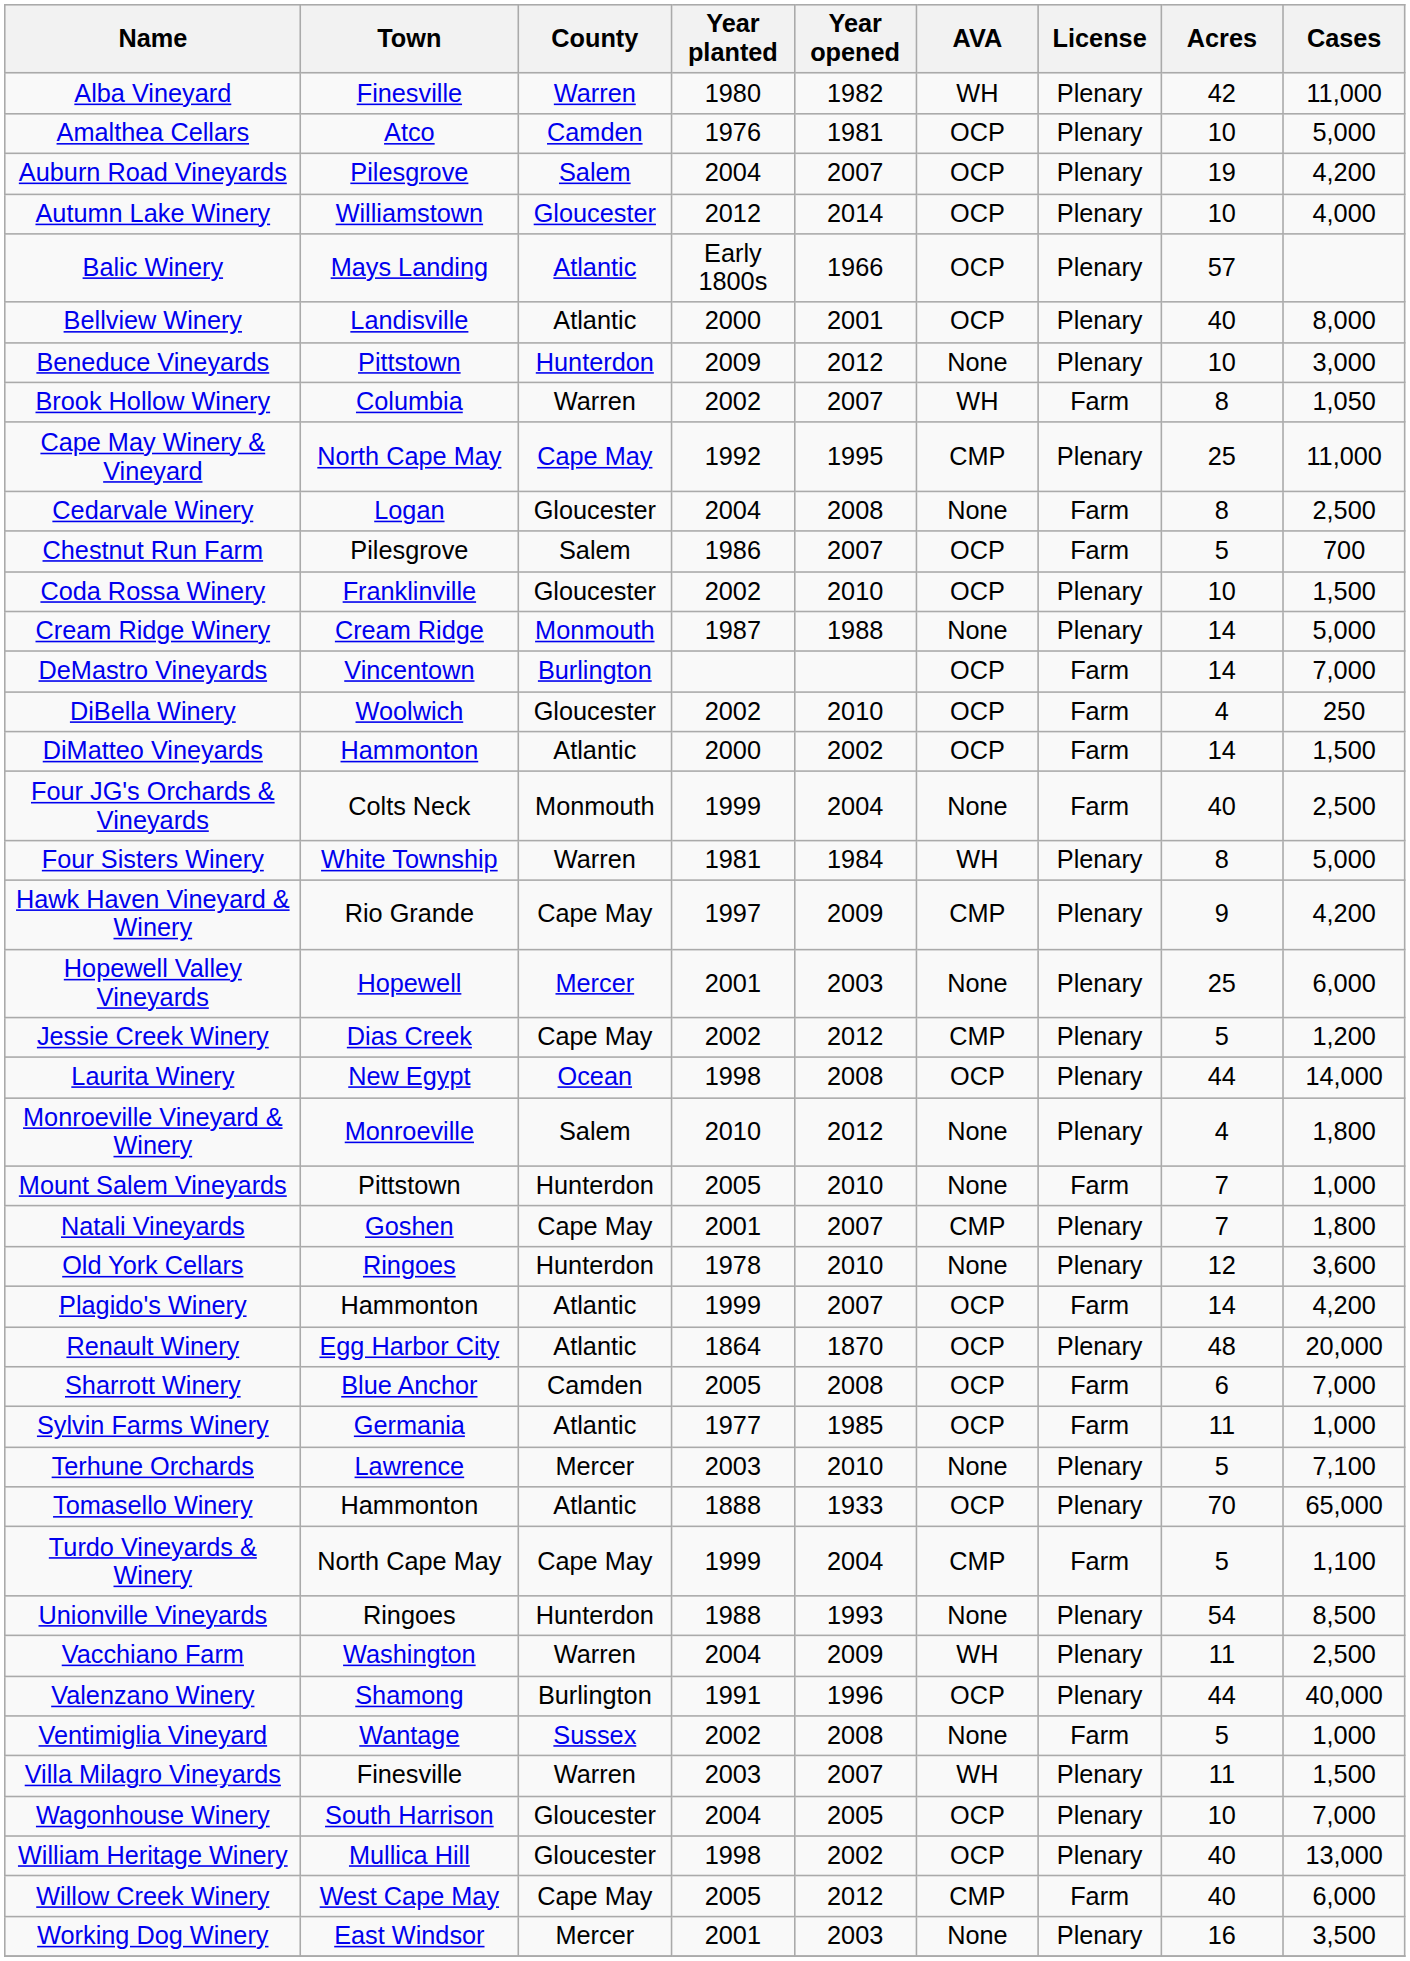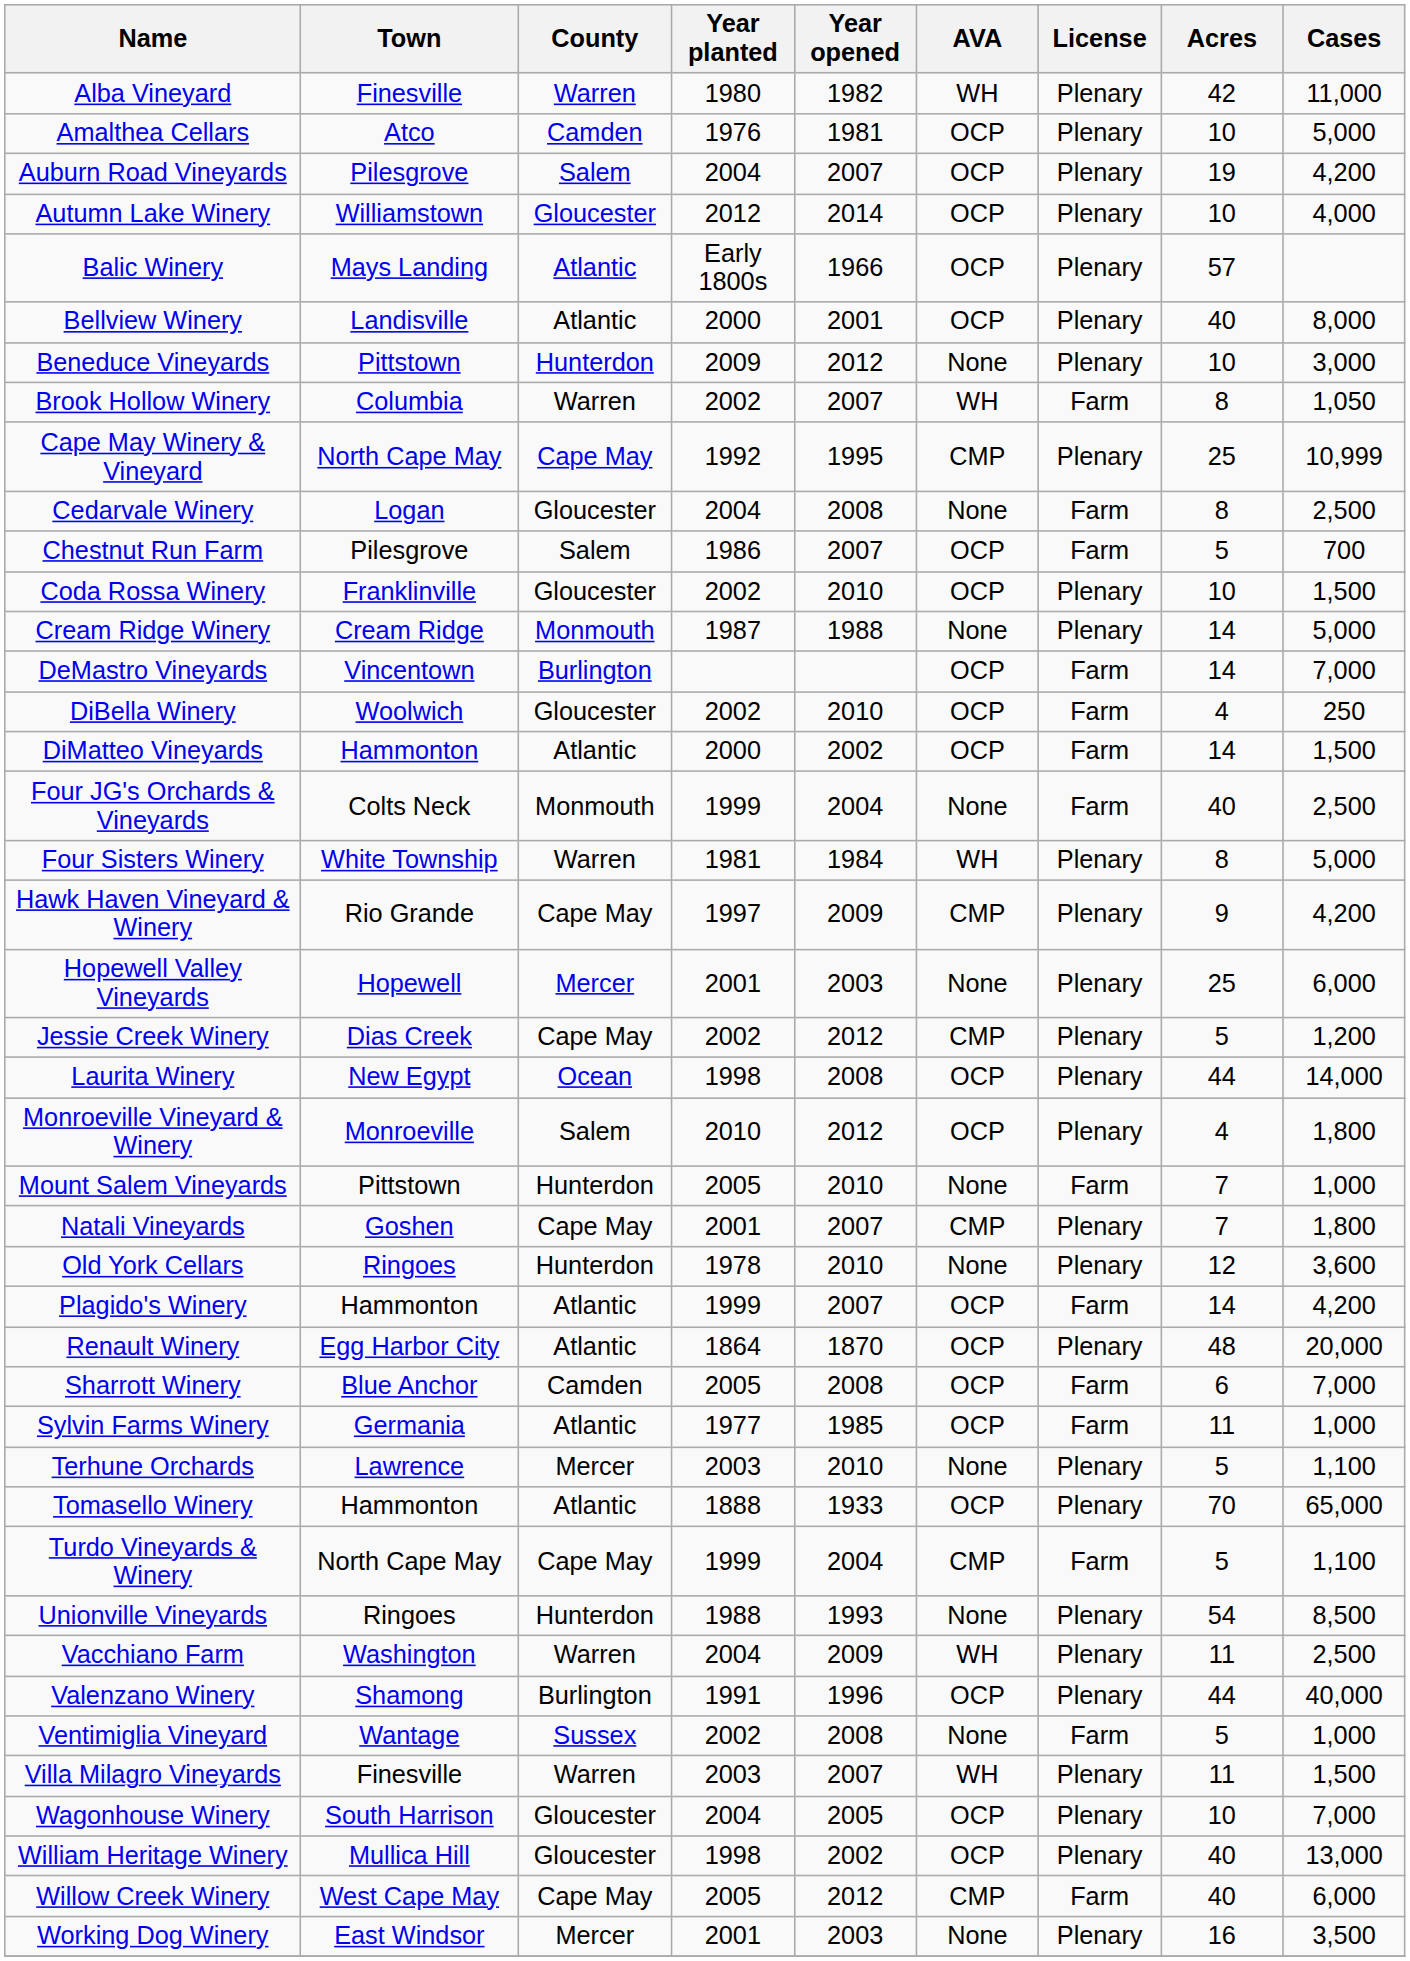(1344, 456) 11,000 -> (1344, 456) 10,999
(977, 1131) None -> (977, 1131) OCP
(1344, 1466) 7,100 -> (1344, 1466) 1,100
